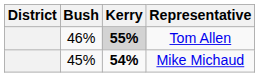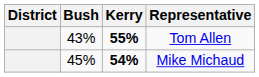(81, 38) 46% -> (81, 38) 43%
(124, 38) lightgrey background -> (124, 38) no background
